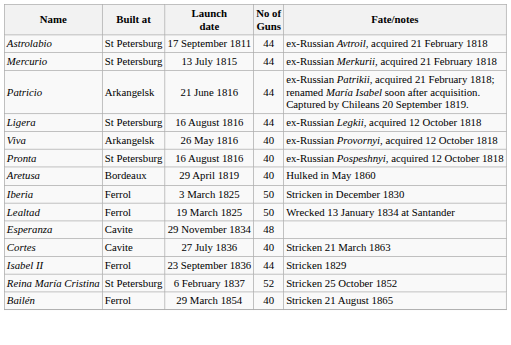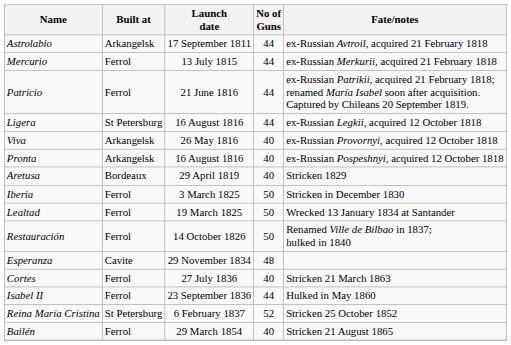(134, 44) St Petersburg -> (130, 44) Arkangelsk
(134, 61) St Petersburg -> (118, 61) Ferrol
(130, 92) Arkangelsk -> (118, 92) Ferrol
(134, 158) St Petersburg -> (130, 158) Arkangelsk
(331, 176) Hulked in May 1860 -> (316, 176) Stricken 1829
+ row: (36, 236)
(119, 247) Cavite -> (118, 278) Ferrol
(316, 265) Stricken 1829 -> (331, 296) Hulked in May 1860
